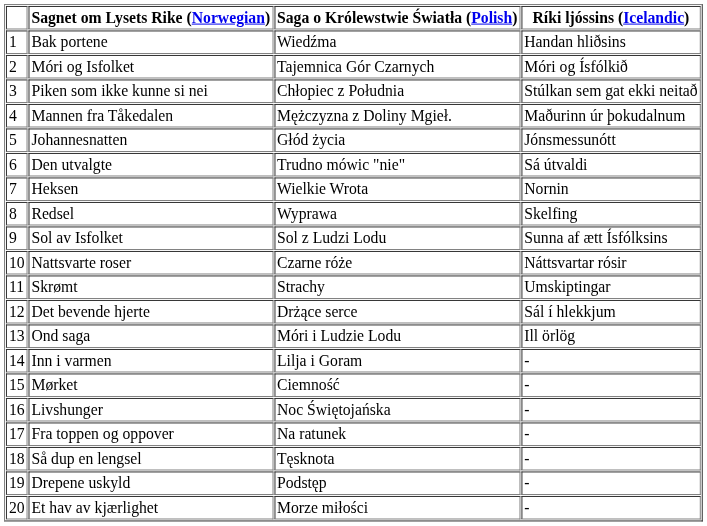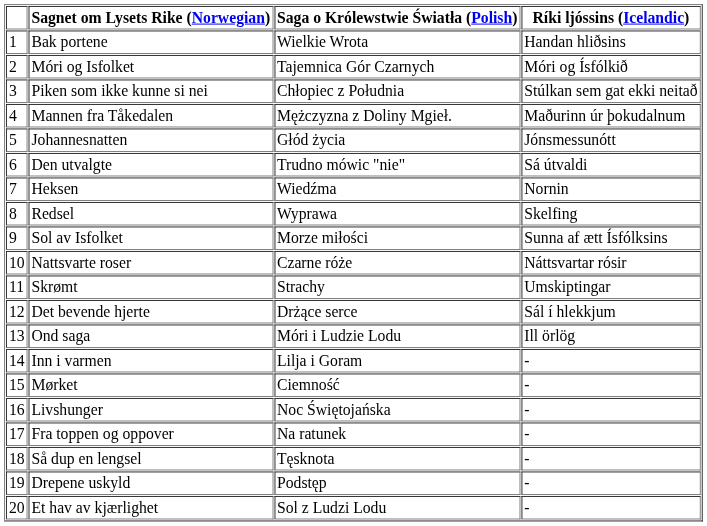(307, 42) Wiedźma -> (323, 42) Wielkie Wrota
(323, 189) Wielkie Wrota -> (307, 189) Wiedźma
(332, 238) Sol z Ludzi Lodu -> (322, 238) Morze miłości
(322, 507) Morze miłości -> (332, 507) Sol z Ludzi Lodu
